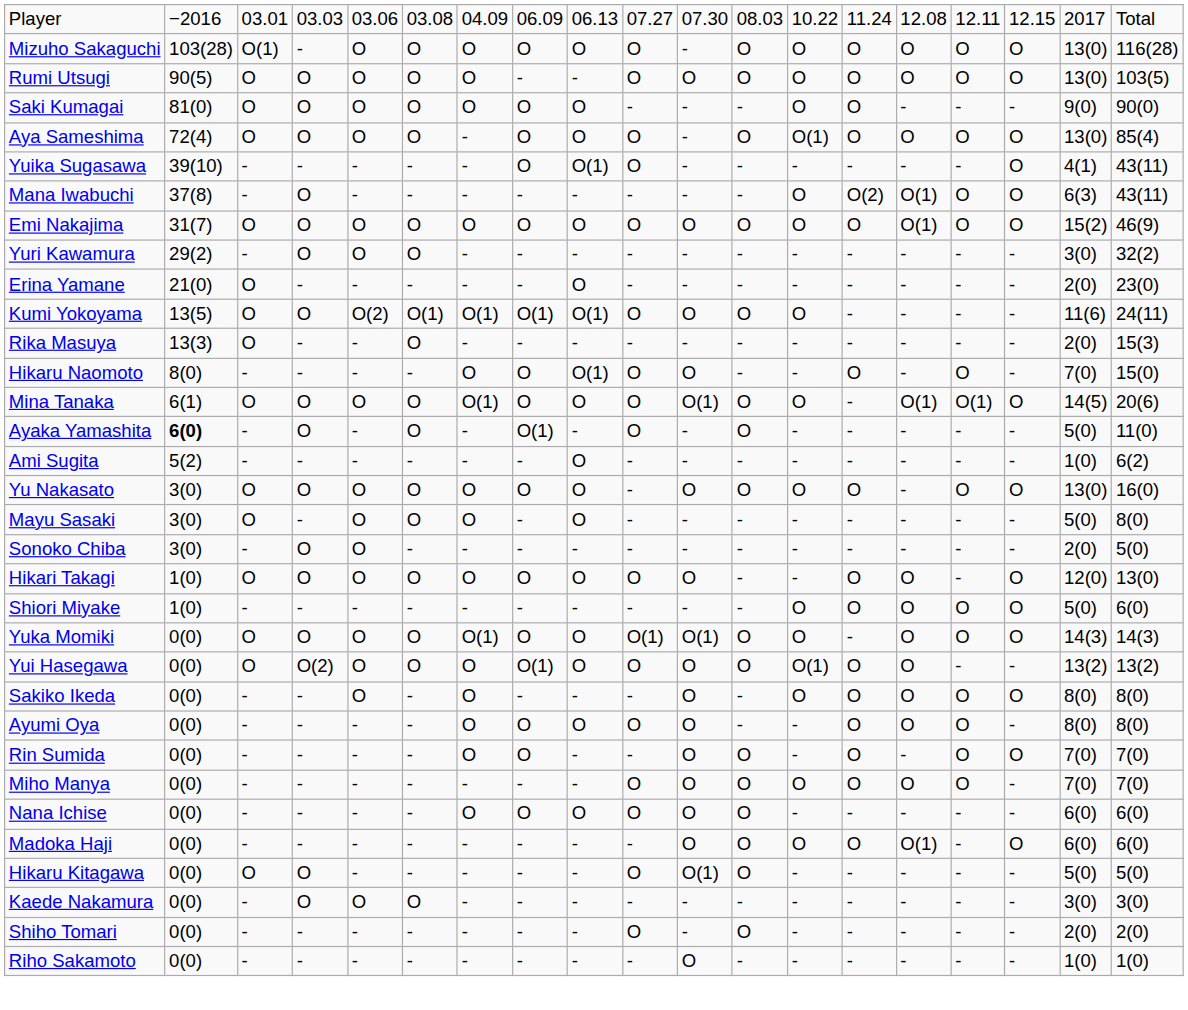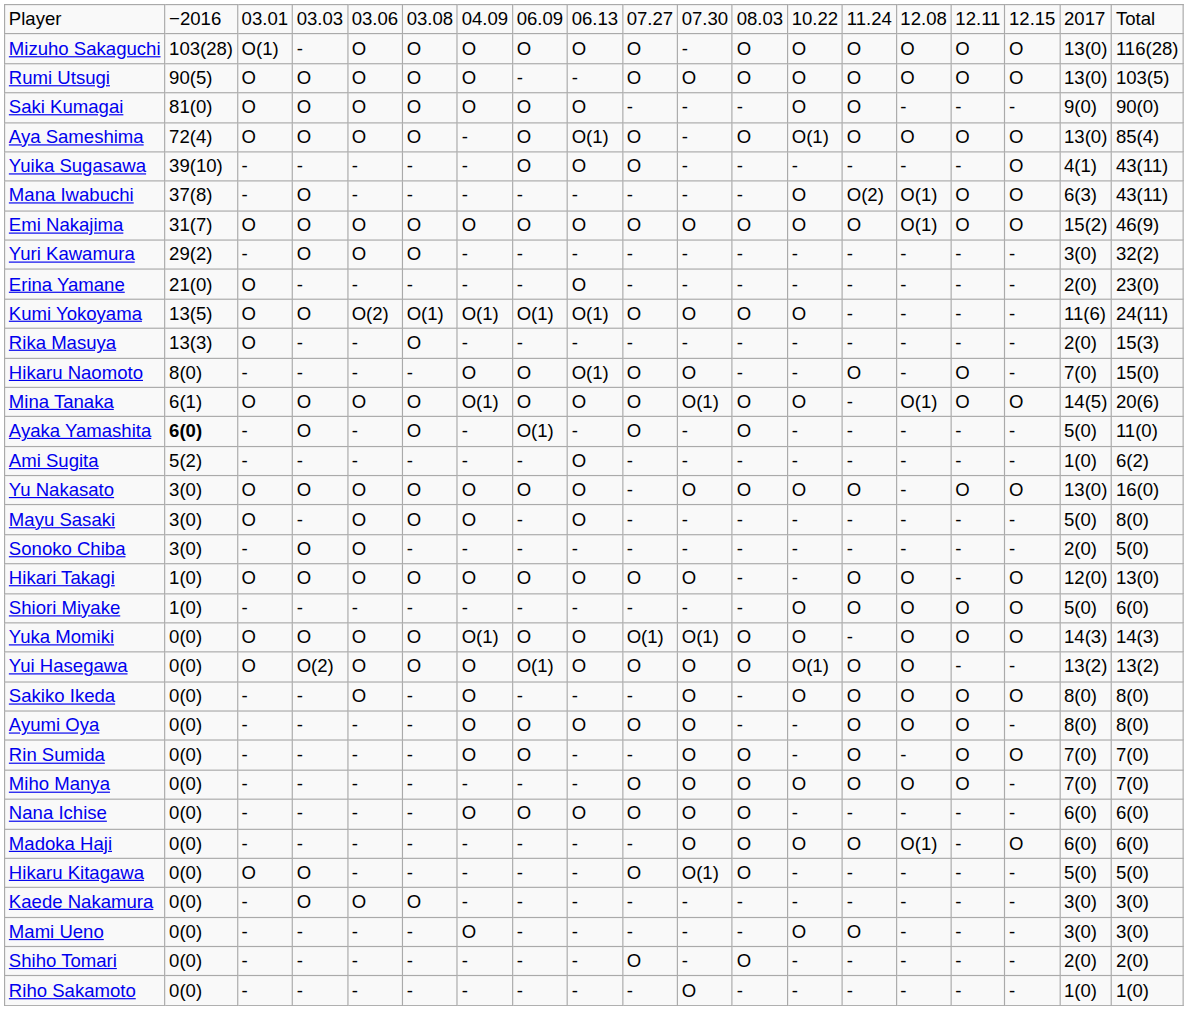(579, 136) O -> (590, 136) O(1)
(590, 166) O(1) -> (579, 166) O
(974, 401) O(1) -> (963, 401) O
+ row: (56, 931)
